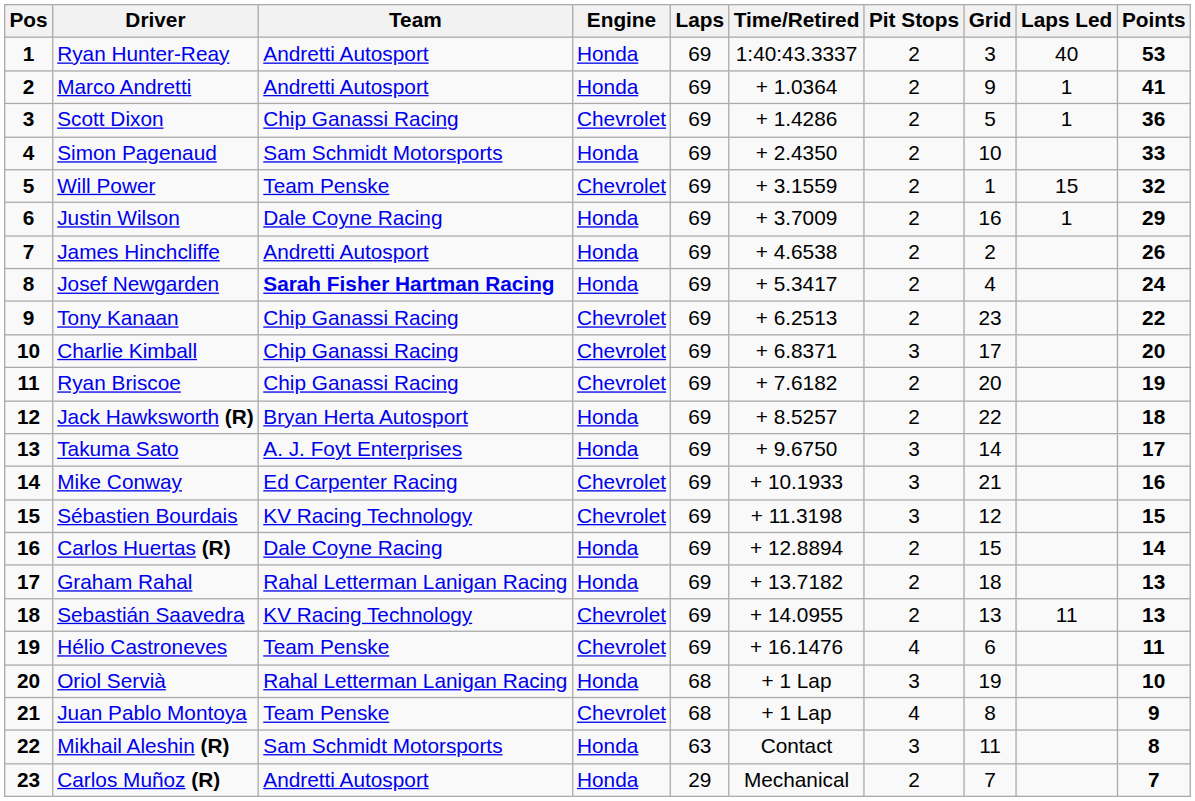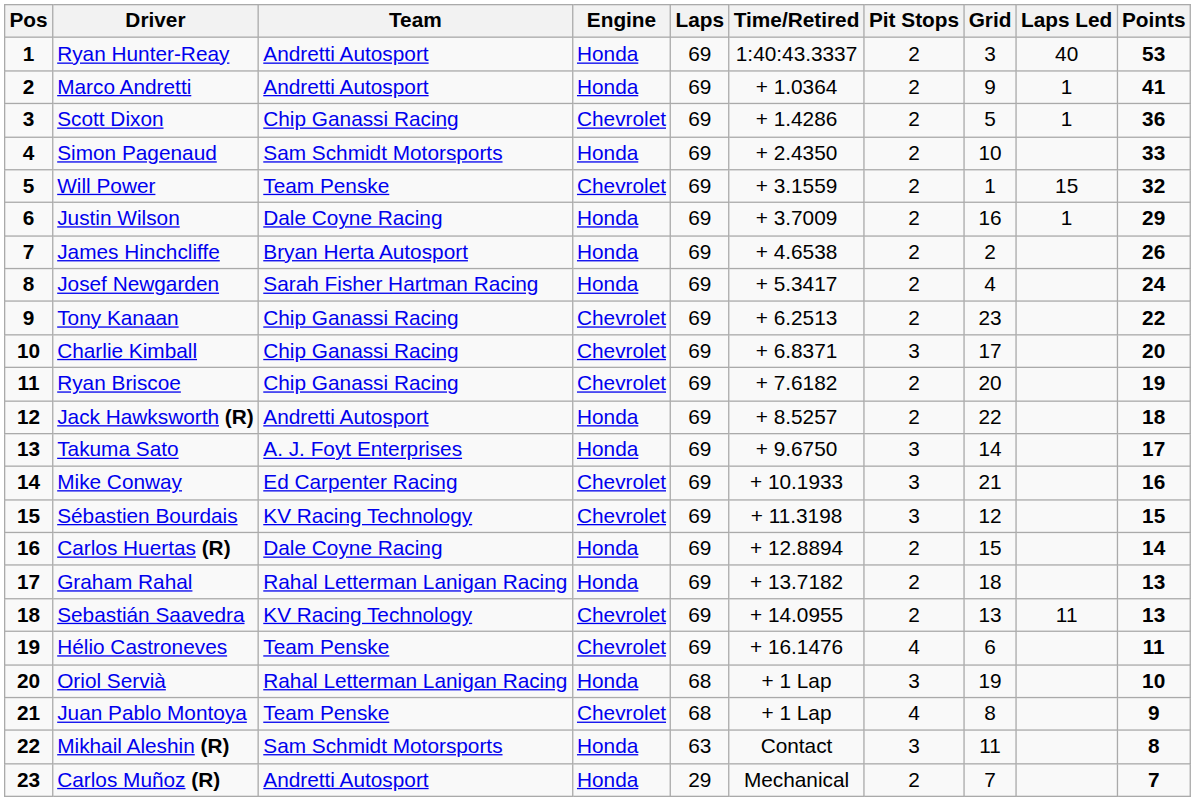(346, 251) Andretti Autosport -> (366, 251) Bryan Herta Autosport
(409, 284) bold -> (401, 284) normal
(366, 416) Bryan Herta Autosport -> (346, 416) Andretti Autosport
